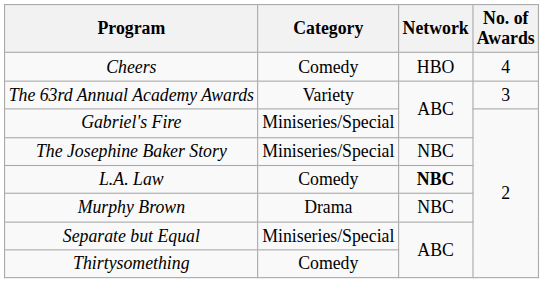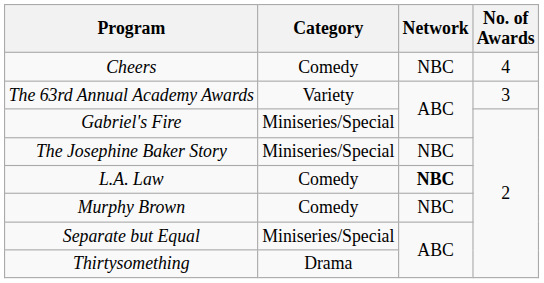(436, 66) HBO -> (436, 66) NBC
(328, 207) Drama -> (328, 207) Comedy
(328, 263) Comedy -> (328, 263) Drama
